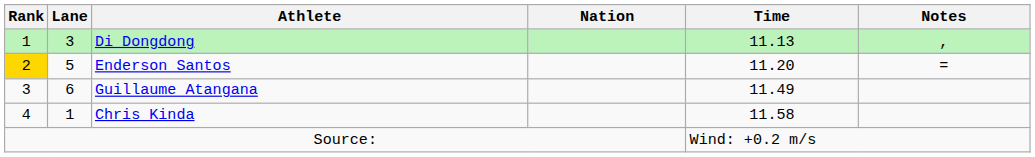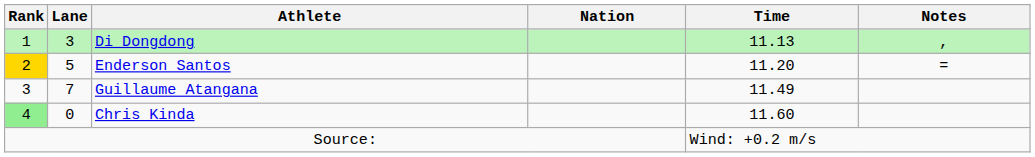(70, 91) 6 -> (70, 91) 7
(26, 115) no background -> (26, 115) lightgreen background
(70, 115) 1 -> (70, 115) 0
(772, 115) 11.58 -> (772, 115) 11.60
